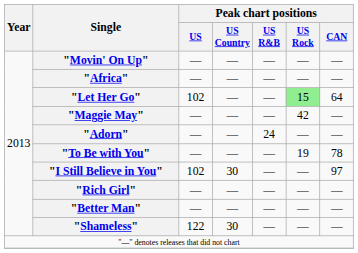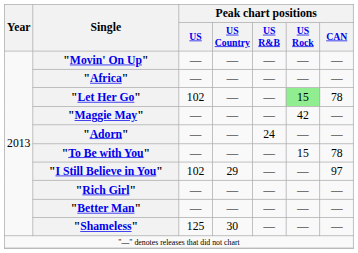(337, 97) 64 -> (337, 97) 78
(303, 152) 19 -> (303, 152) 15
(232, 171) 30 -> (232, 171) 29
(196, 226) 122 -> (196, 226) 125
